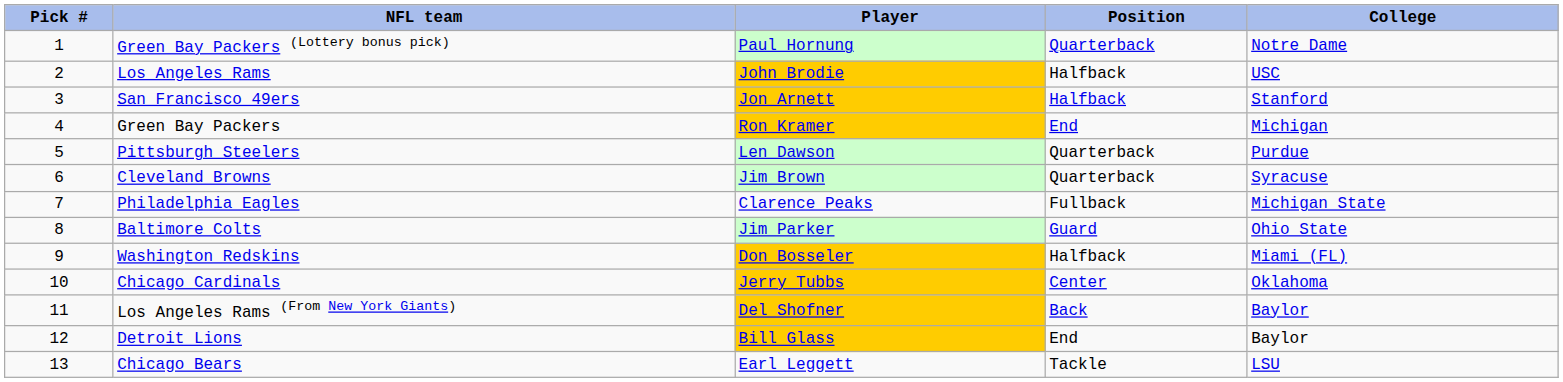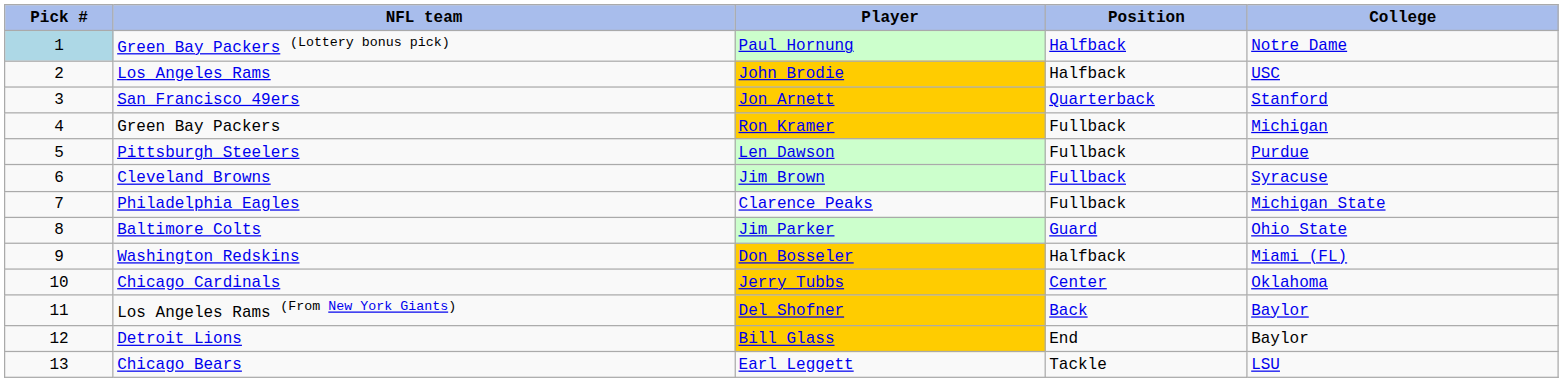(59, 46) no background -> (59, 46) lightblue background
(1102, 46) Quarterback -> (1088, 46) Halfback
(1088, 100) Halfback -> (1102, 100) Quarterback
(1064, 126) End -> (1088, 126) Fullback
(1102, 152) Quarterback -> (1088, 152) Fullback
(1102, 178) Quarterback -> (1088, 178) Fullback
